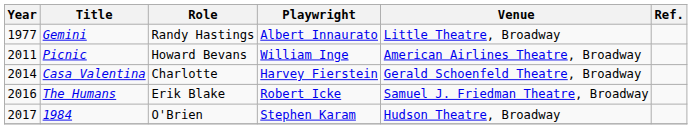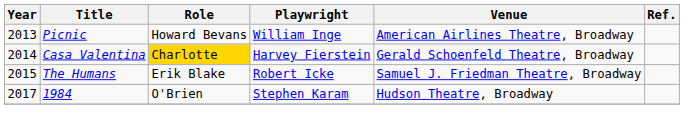- row: (65, 34)
(22, 54) 2011 -> (22, 34) 2013
(185, 74) no background -> (185, 54) gold background
(22, 94) 2016 -> (22, 74) 2015
